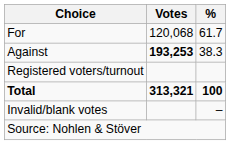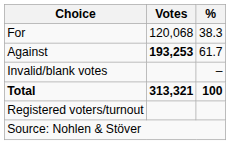(211, 33) 61.7 -> (211, 33) 38.3
(211, 52) 38.3 -> (211, 52) 61.7
rows swapped: (57, 110) <-> (75, 71)
